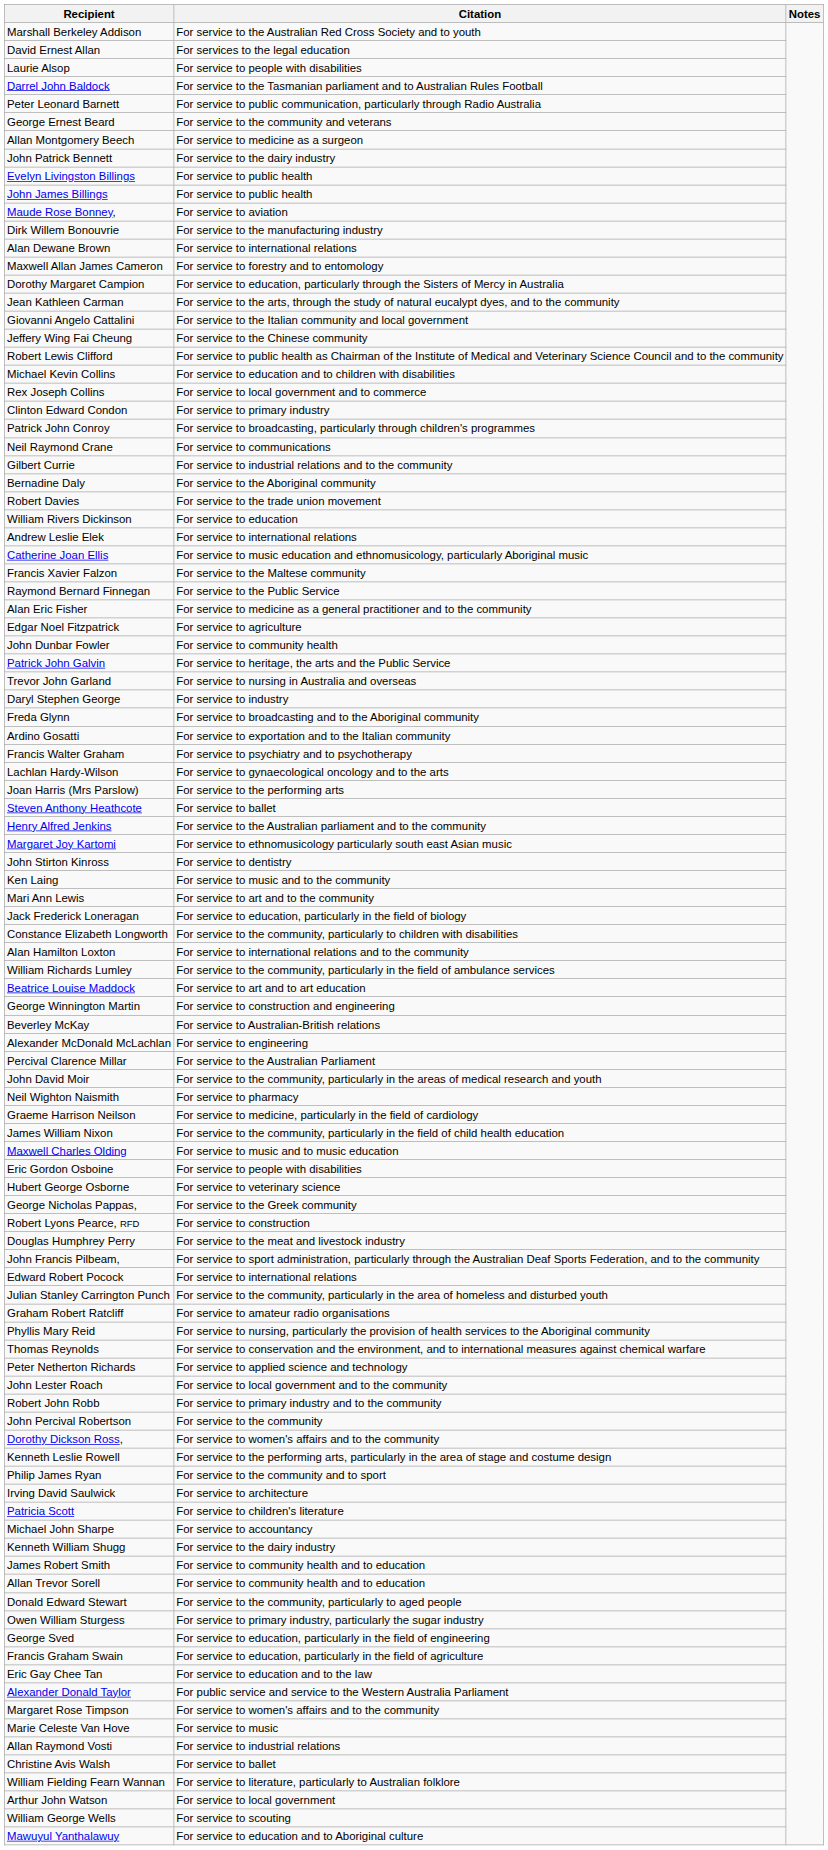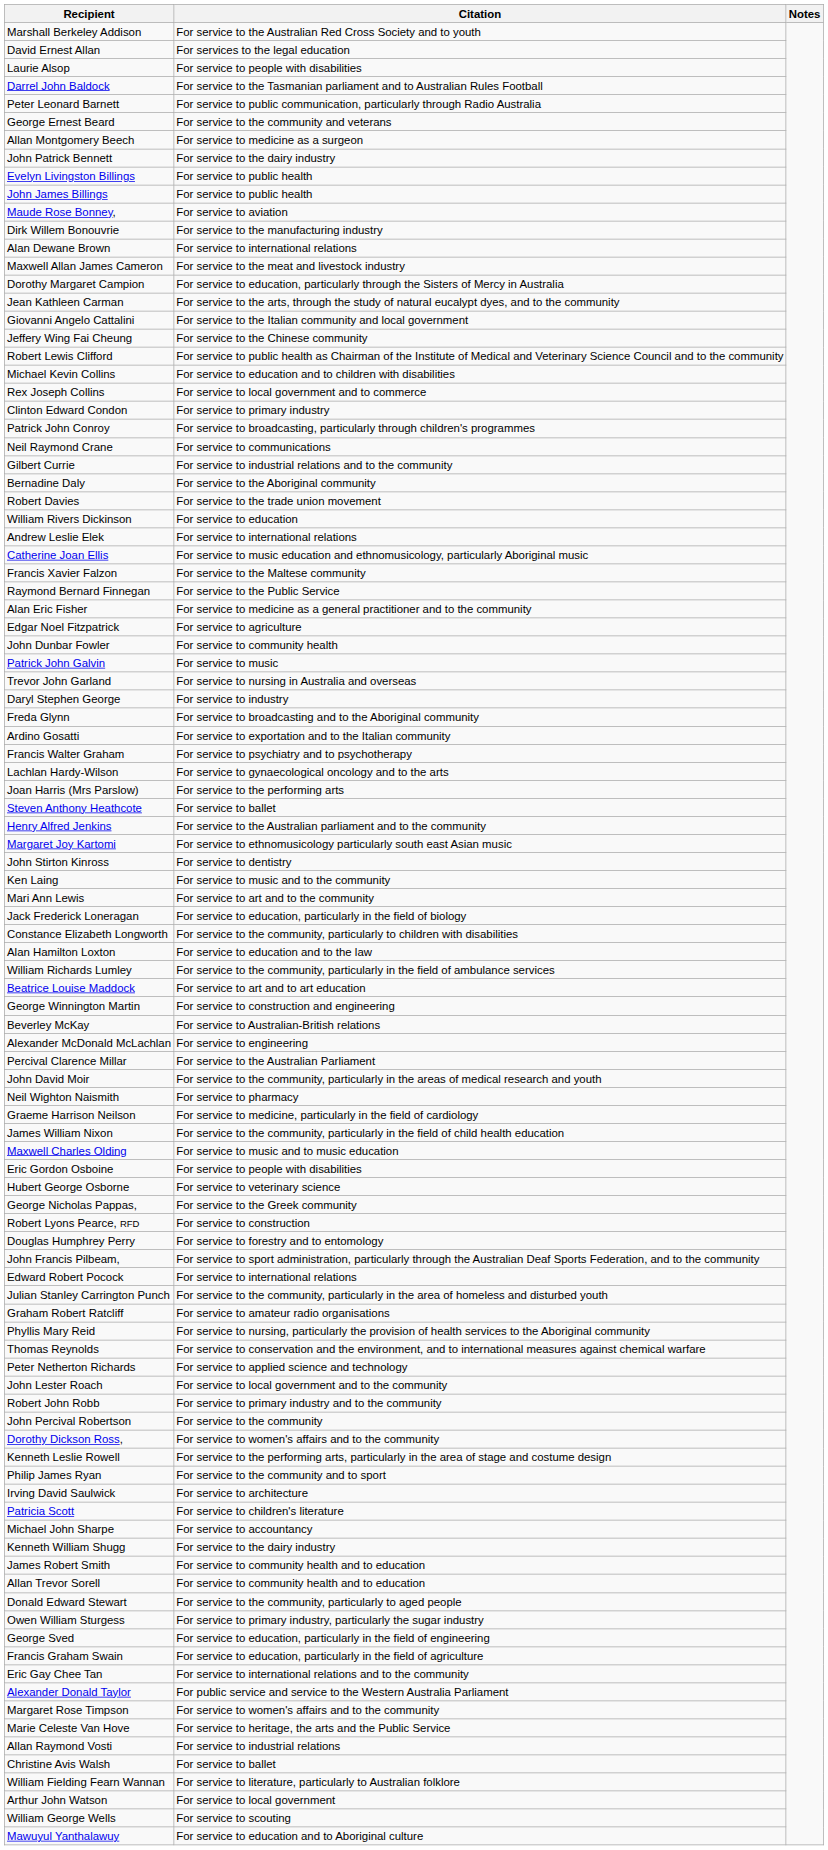(280, 266) For service to forestry and to entomology -> (291, 266) For service to the meat and livestock industry
(313, 663) For service to heritage, the arts and the Public Service -> (227, 663) For service to music
(323, 952) For service to international relations and to the community -> (274, 952) For service to education and to the law
(291, 1241) For service to the meat and livestock industry -> (280, 1241) For service to forestry and to entomology
(274, 1674) For service to education and to the law -> (323, 1674) For service to international relations and to the community
(227, 1728) For service to music -> (313, 1728) For service to heritage, the arts and the Public Service
